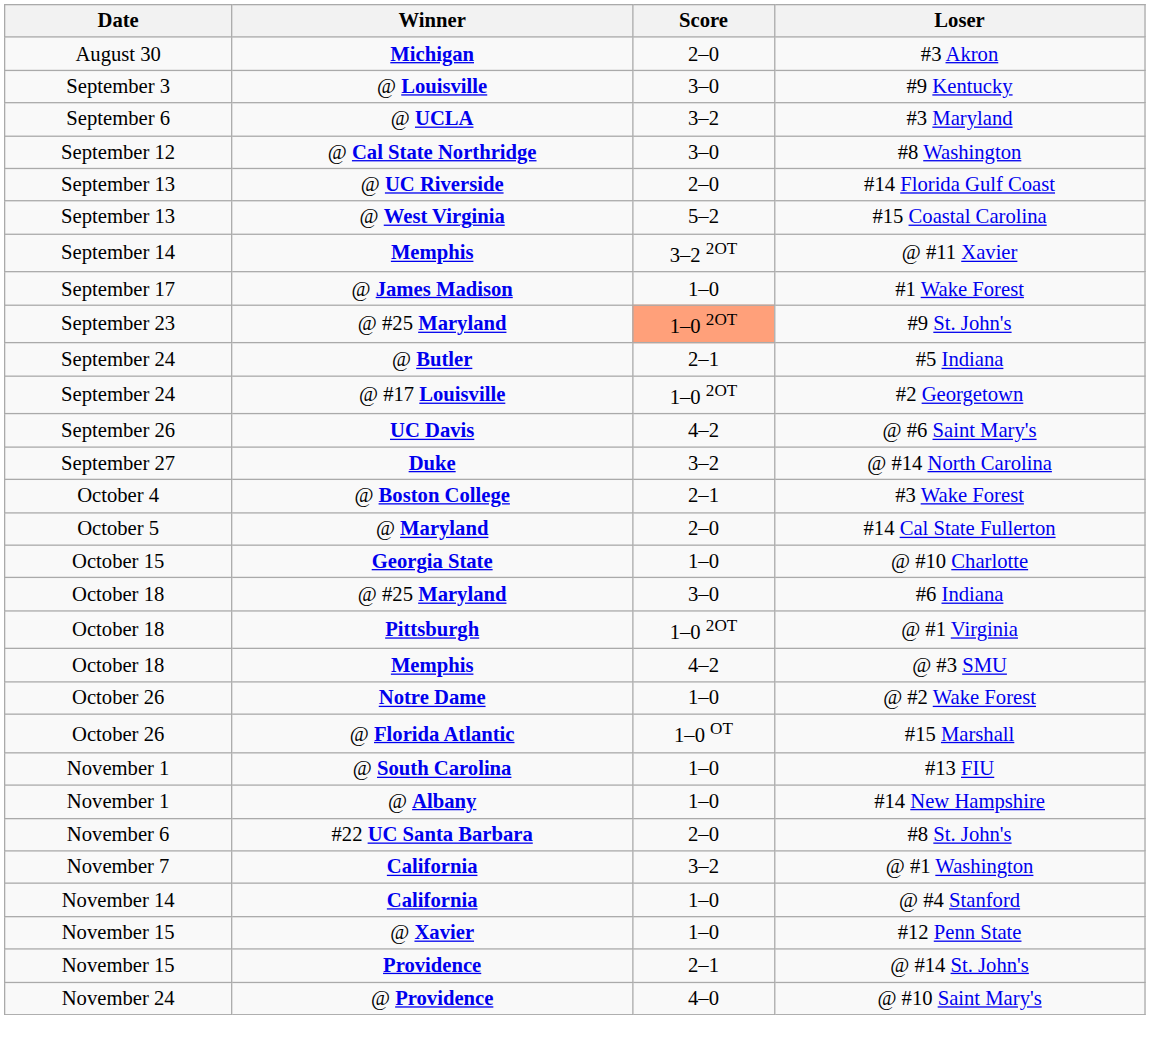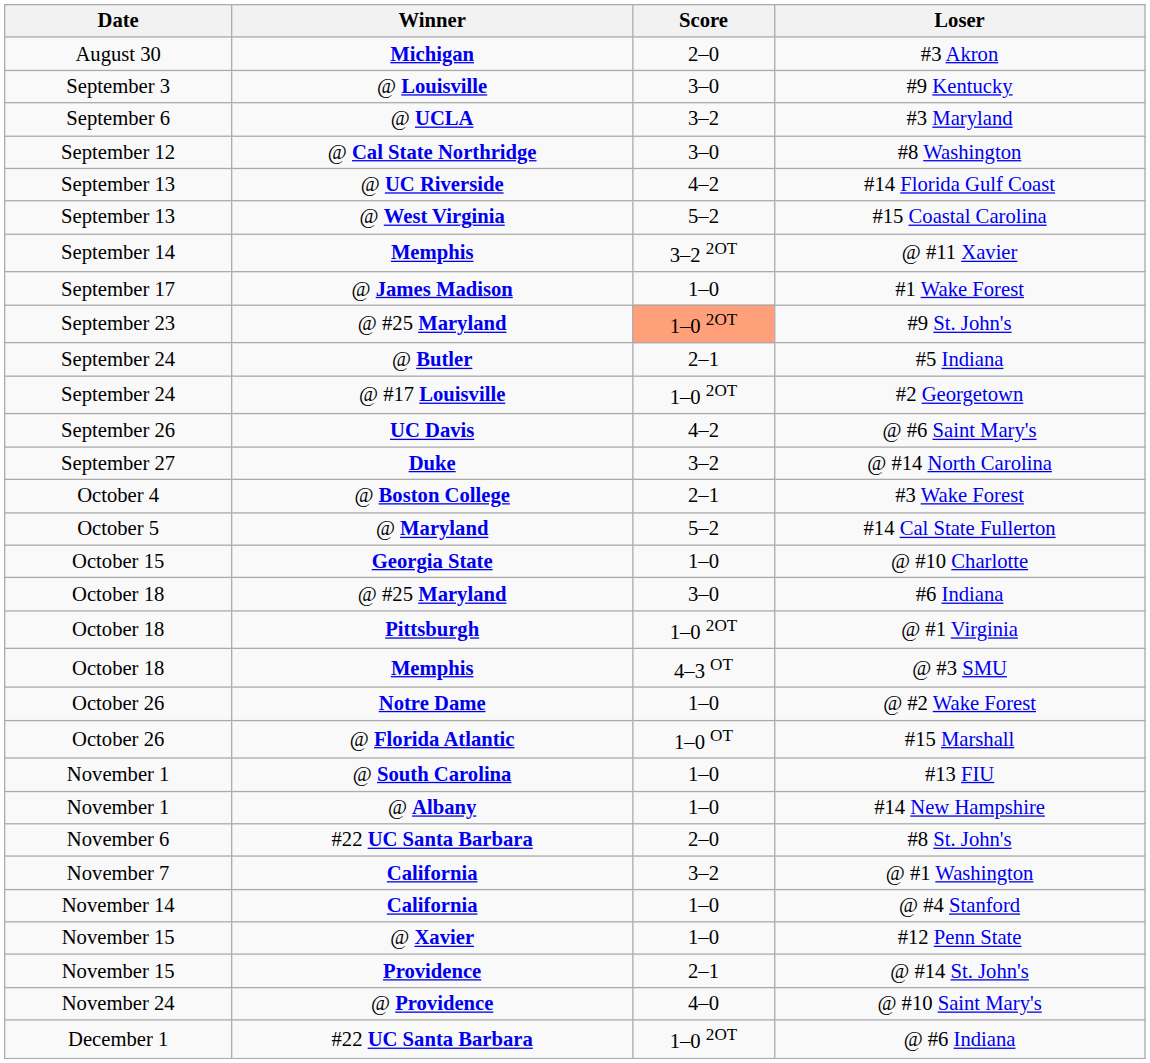(704, 184) 2–0 -> (704, 184) 4–2
(704, 528) 2–0 -> (704, 528) 5–2
(704, 665) 4–2 -> (704, 667) 4–3 OT
+ row: (960, 1039)
